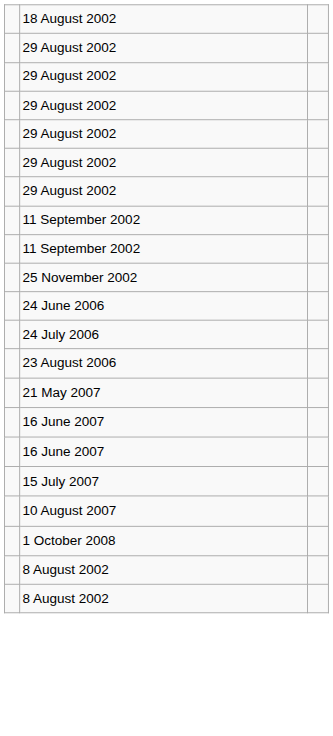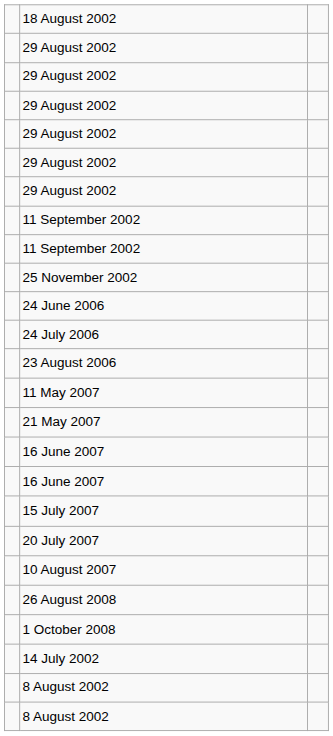+ row: (12, 393)
+ row: (12, 541)
+ row: (12, 600)
+ row: (12, 659)
